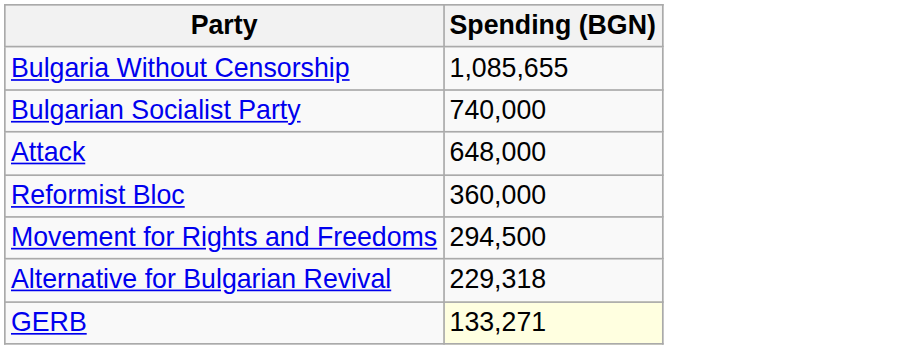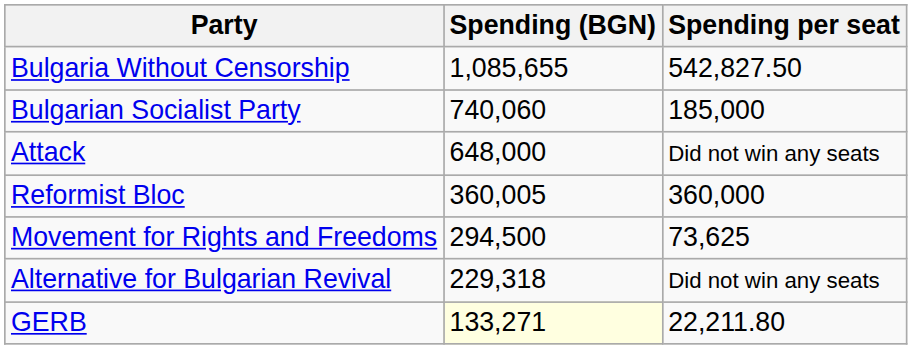+ column: (784, 25)
(498, 110) 740,000 -> (498, 110) 740,060
(498, 195) 360,000 -> (498, 195) 360,005
